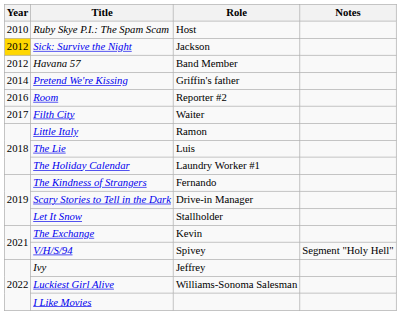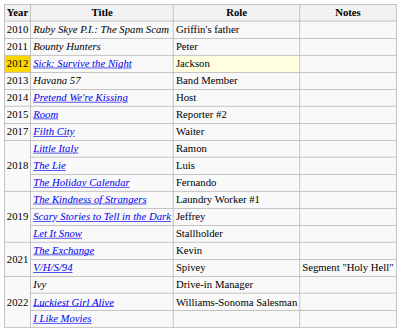(186, 30) Host -> (208, 30) Griffin's father
+ row: (67, 47)
(193, 47) no background -> (193, 64) lightyellow background
(18, 64) 2012 -> (18, 81) 2013
(208, 81) Griffin's father -> (186, 98) Host
(18, 98) 2016 -> (18, 115) 2015
(218, 166) Laundry Worker #1 -> (196, 183) Fernando
(196, 183) Fernando -> (218, 200) Laundry Worker #1
(214, 200) Drive-in Manager -> (191, 217) Jeffrey
(191, 268) Jeffrey -> (214, 285) Drive-in Manager
